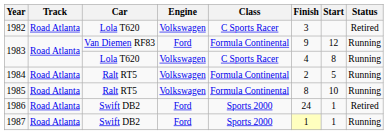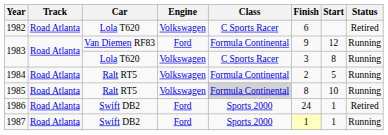(306, 28) 3 -> (306, 28) 6
(306, 59) 4 -> (306, 59) 3
(250, 91) no background -> (250, 91) lightgrey background
